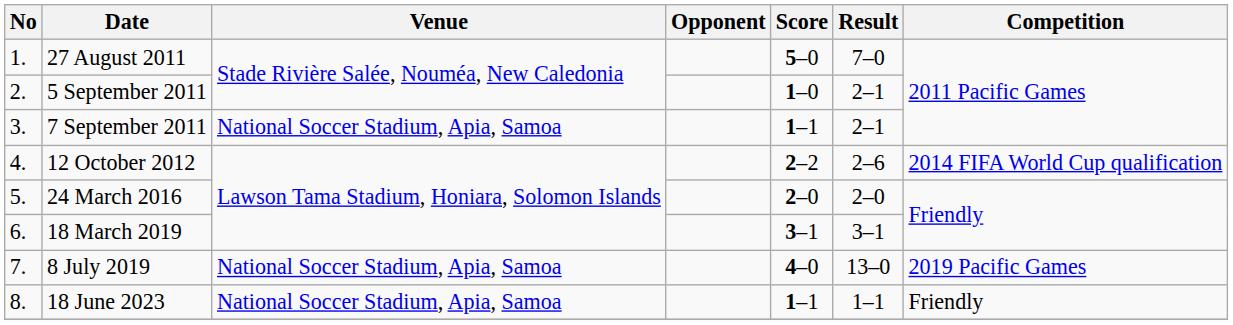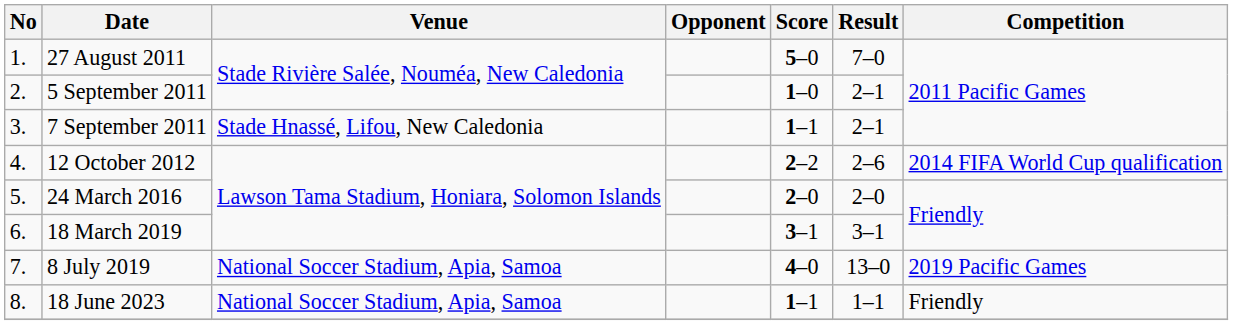(389, 127) National Soccer Stadium, Apia, Samoa -> (380, 127) Stade Hnassé, Lifou, New Caledonia
